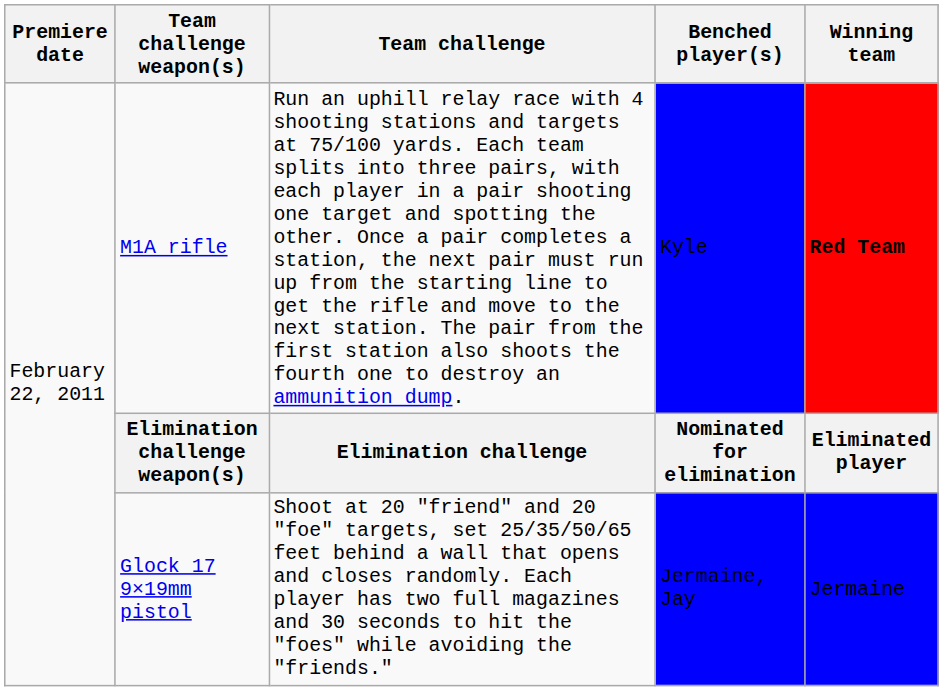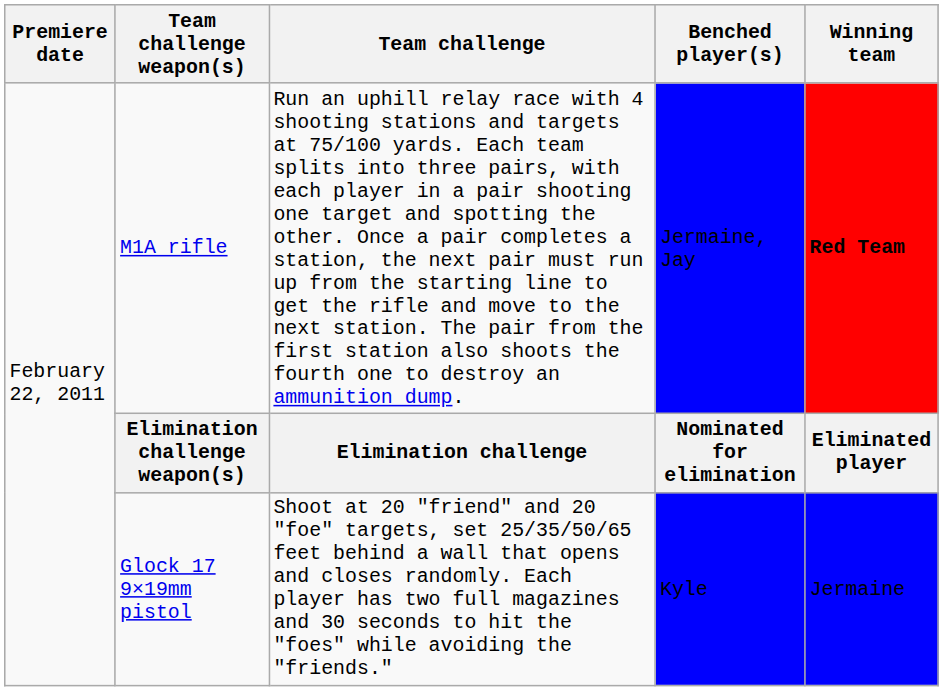(684, 248) Kyle -> (714, 248) Jermaine, Jay
(714, 589) Jermaine, Jay -> (684, 589) Kyle
